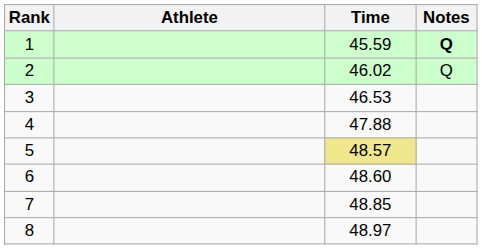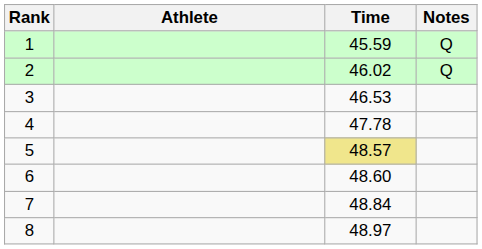(446, 44) bold -> (446, 44) normal
(370, 124) 47.88 -> (370, 124) 47.78
(370, 204) 48.85 -> (370, 204) 48.84
